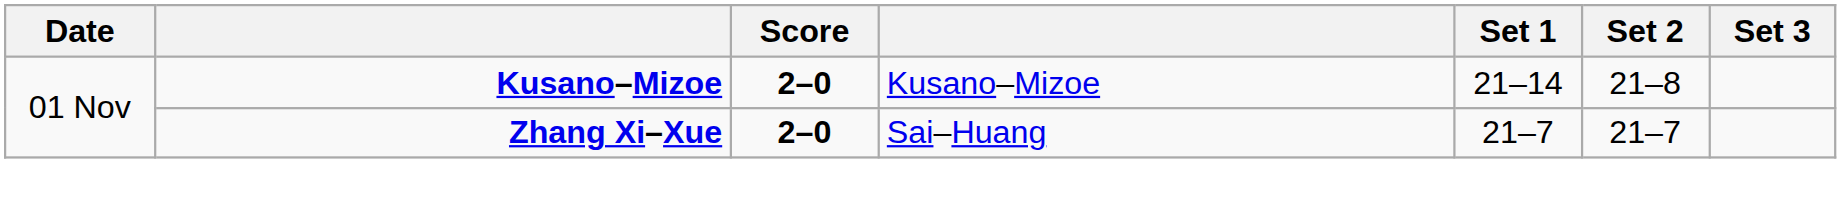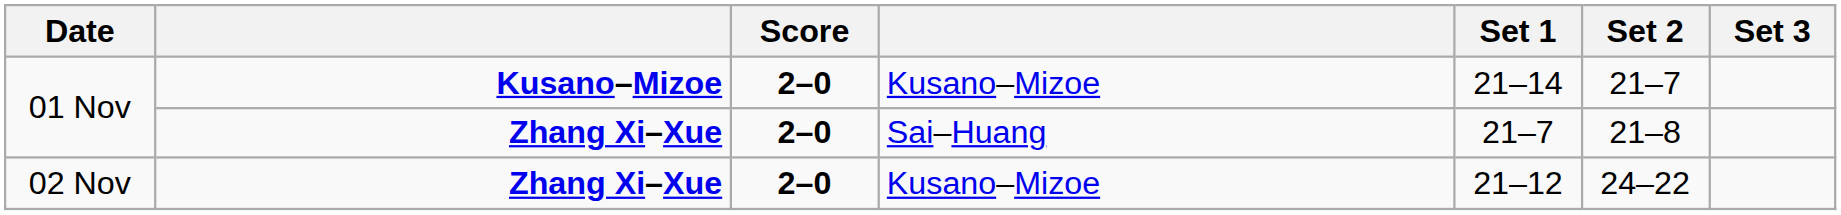(1645, 82) 21–8 -> (1645, 82) 21–7
(1645, 133) 21–7 -> (1645, 133) 21–8
+ row: (80, 184)
